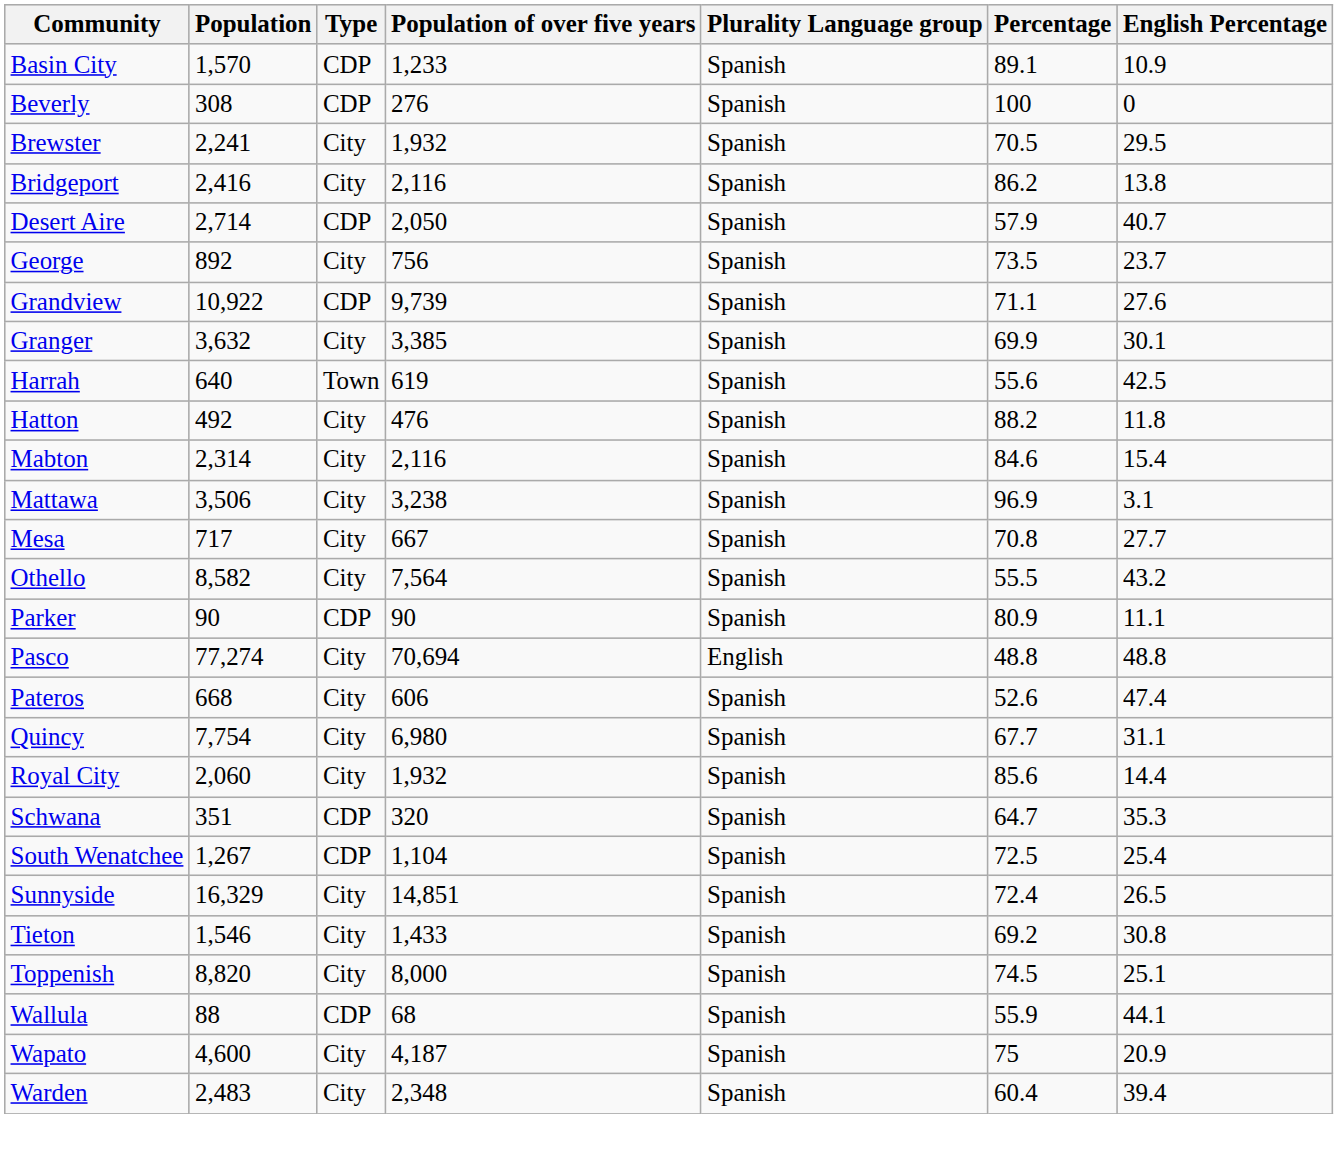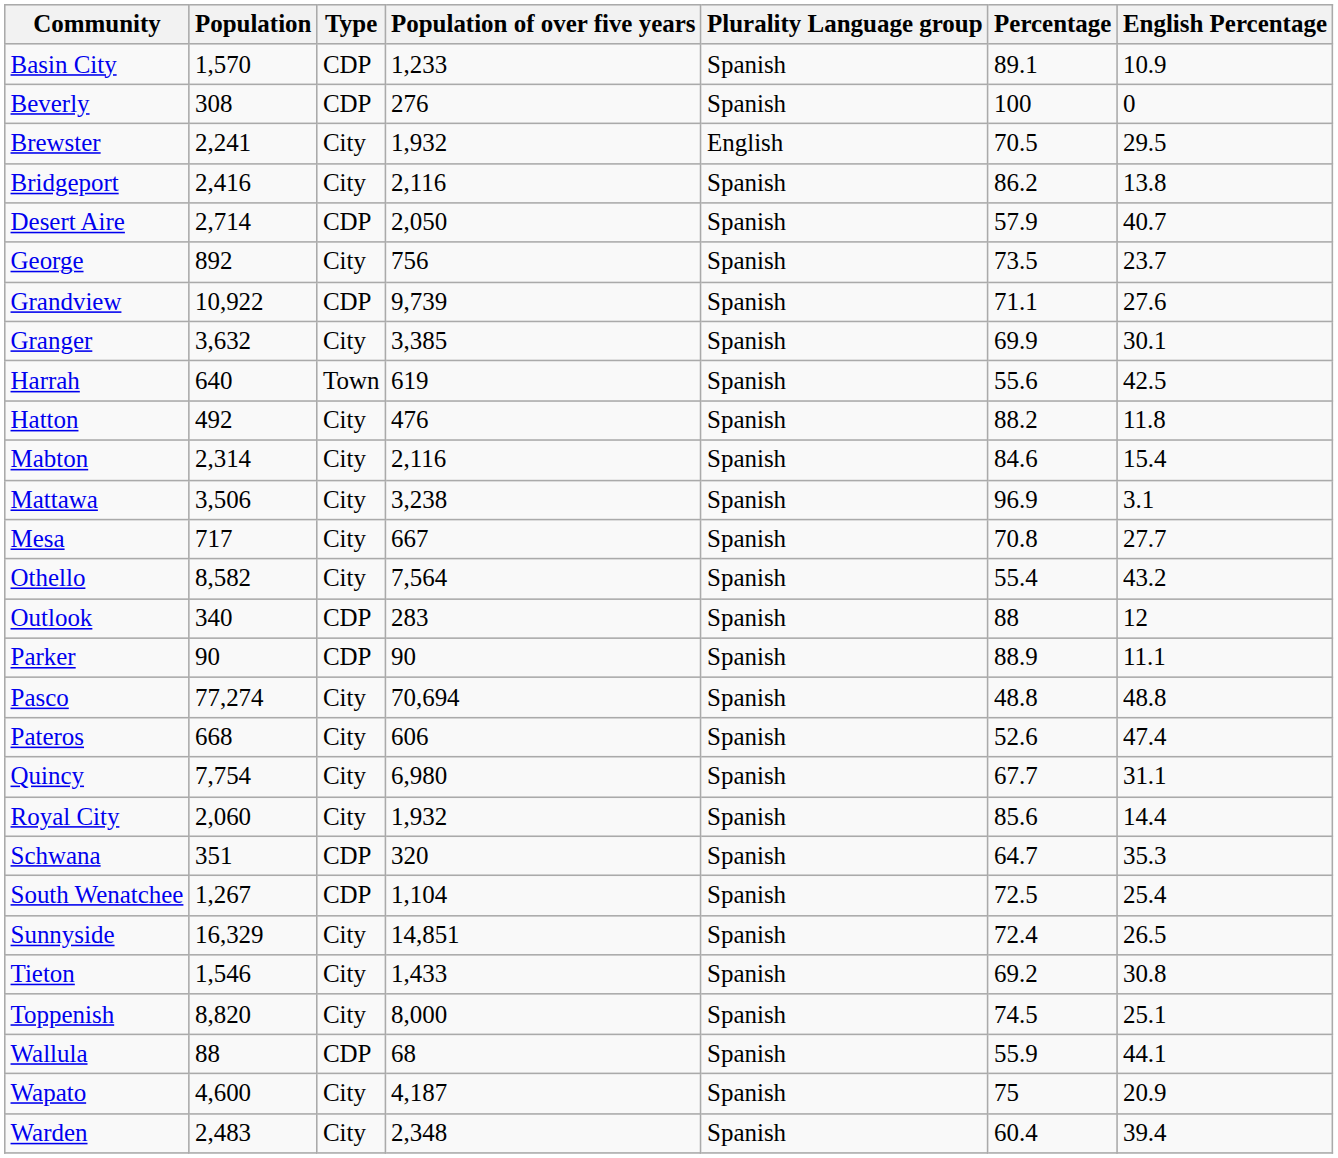(747, 143) Spanish -> (745, 143) English
(1016, 578) 55.5 -> (1016, 578) 55.4
+ row: (51, 618)
(1016, 618) 80.9 -> (1016, 657) 88.9
(745, 657) English -> (747, 697) Spanish
